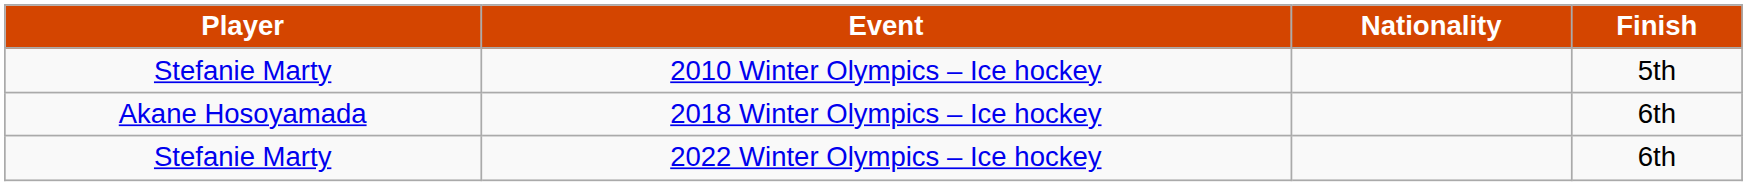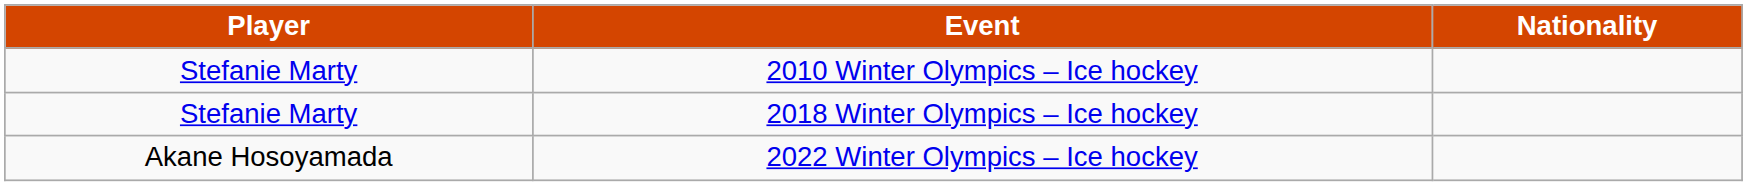- column: (1657, 26)
(243, 113) Akane Hosoyamada -> (269, 113) Stefanie Marty
(243, 157) Stefanie Marty -> (269, 157) Akane Hosoyamada
